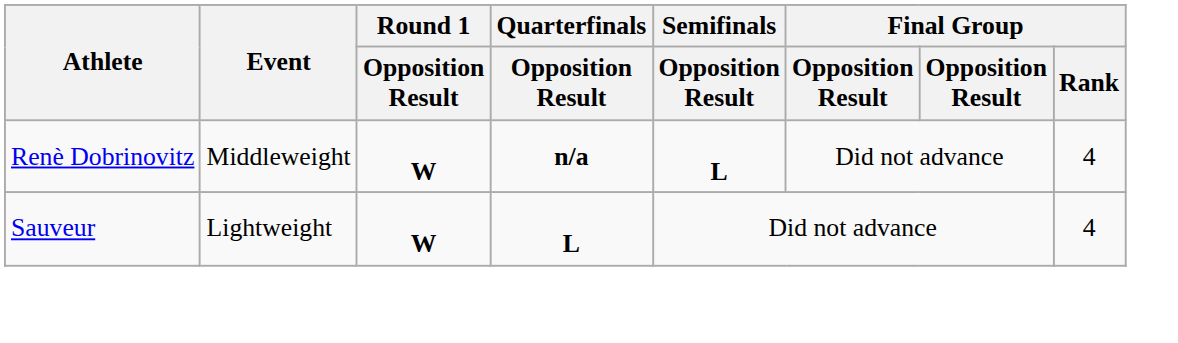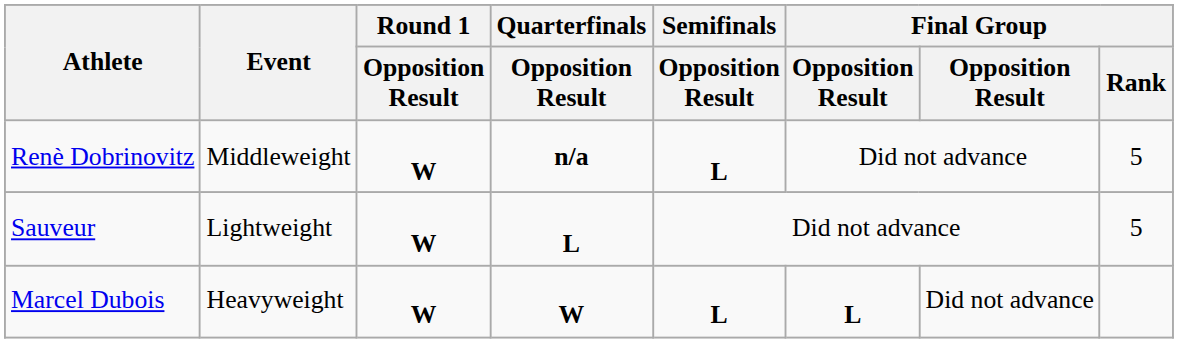(1089, 155) 4 -> (1136, 155) 5
(1089, 228) 4 -> (1136, 228) 5
+ row: (88, 300)
